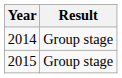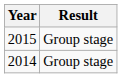rows swapped: (22, 38) <-> (22, 61)
